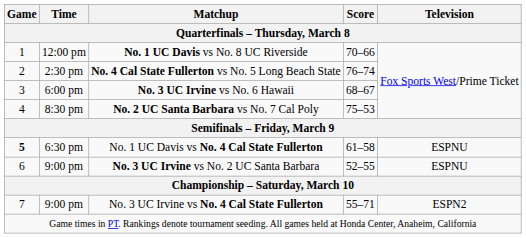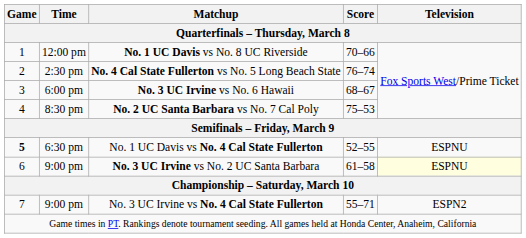(360, 147) 61–58 -> (360, 147) 52–55
(360, 166) 52–55 -> (360, 166) 61–58
(449, 166) no background -> (449, 166) lightyellow background
